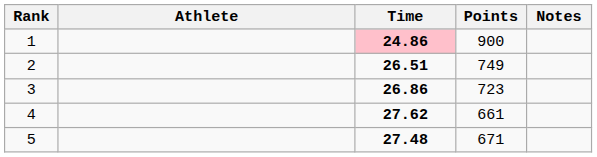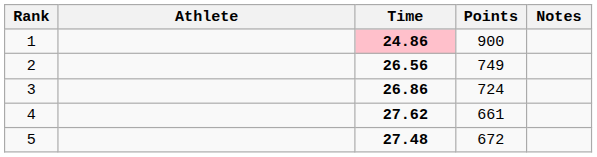(405, 66) 26.51 -> (405, 66) 26.56
(491, 91) 723 -> (491, 91) 724
(491, 140) 671 -> (491, 140) 672
